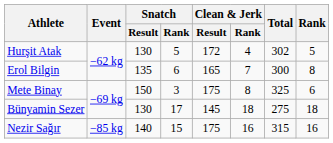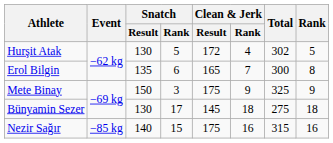(248, 90) 8 -> (248, 90) 9
(312, 90) 6 -> (312, 90) 9
